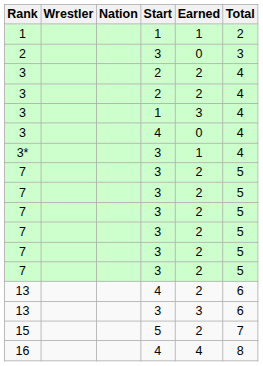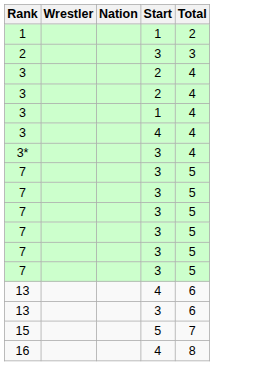- column: (199, 14)
